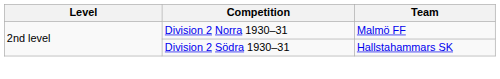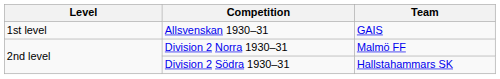+ row: (217, 30)
